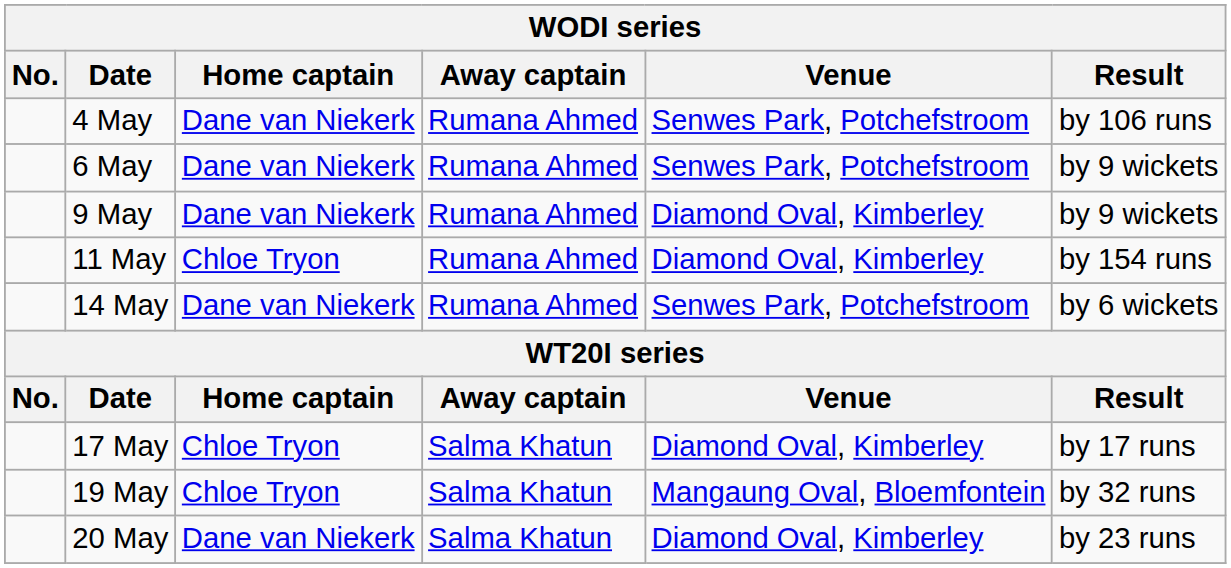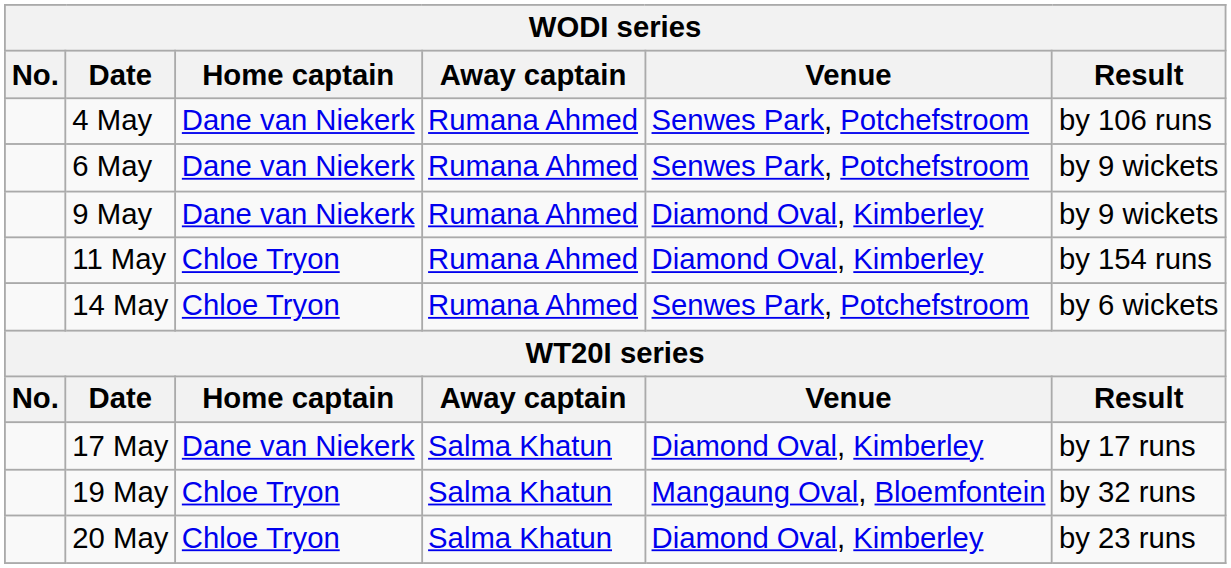(298, 306) Dane van Niekerk -> (261, 306) Chloe Tryon
(261, 445) Chloe Tryon -> (298, 445) Dane van Niekerk
(298, 538) Dane van Niekerk -> (261, 538) Chloe Tryon
